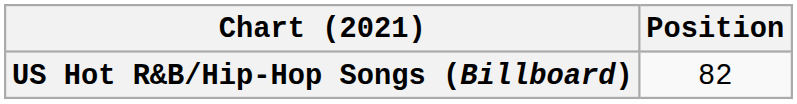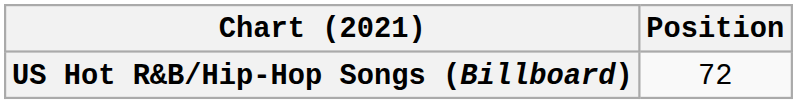(715, 75) 82 -> (715, 75) 72
